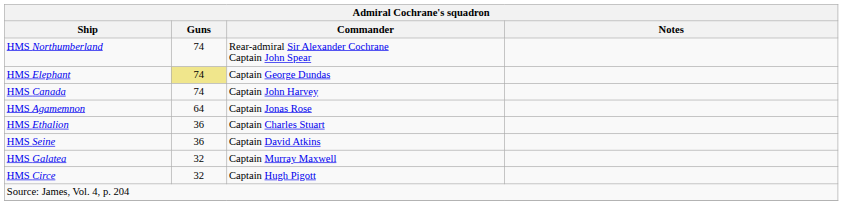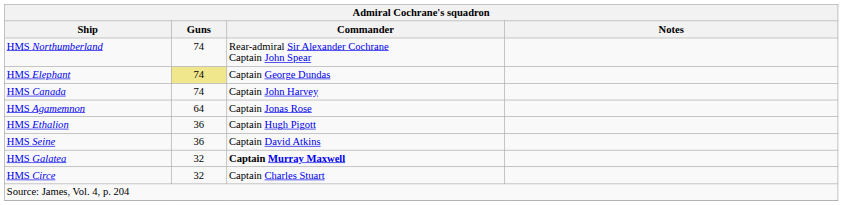(277, 125) Captain Charles Stuart -> (272, 125) Captain Hugh Pigott
(283, 158) normal -> (287, 158) bold
(272, 175) Captain Hugh Pigott -> (277, 175) Captain Charles Stuart
